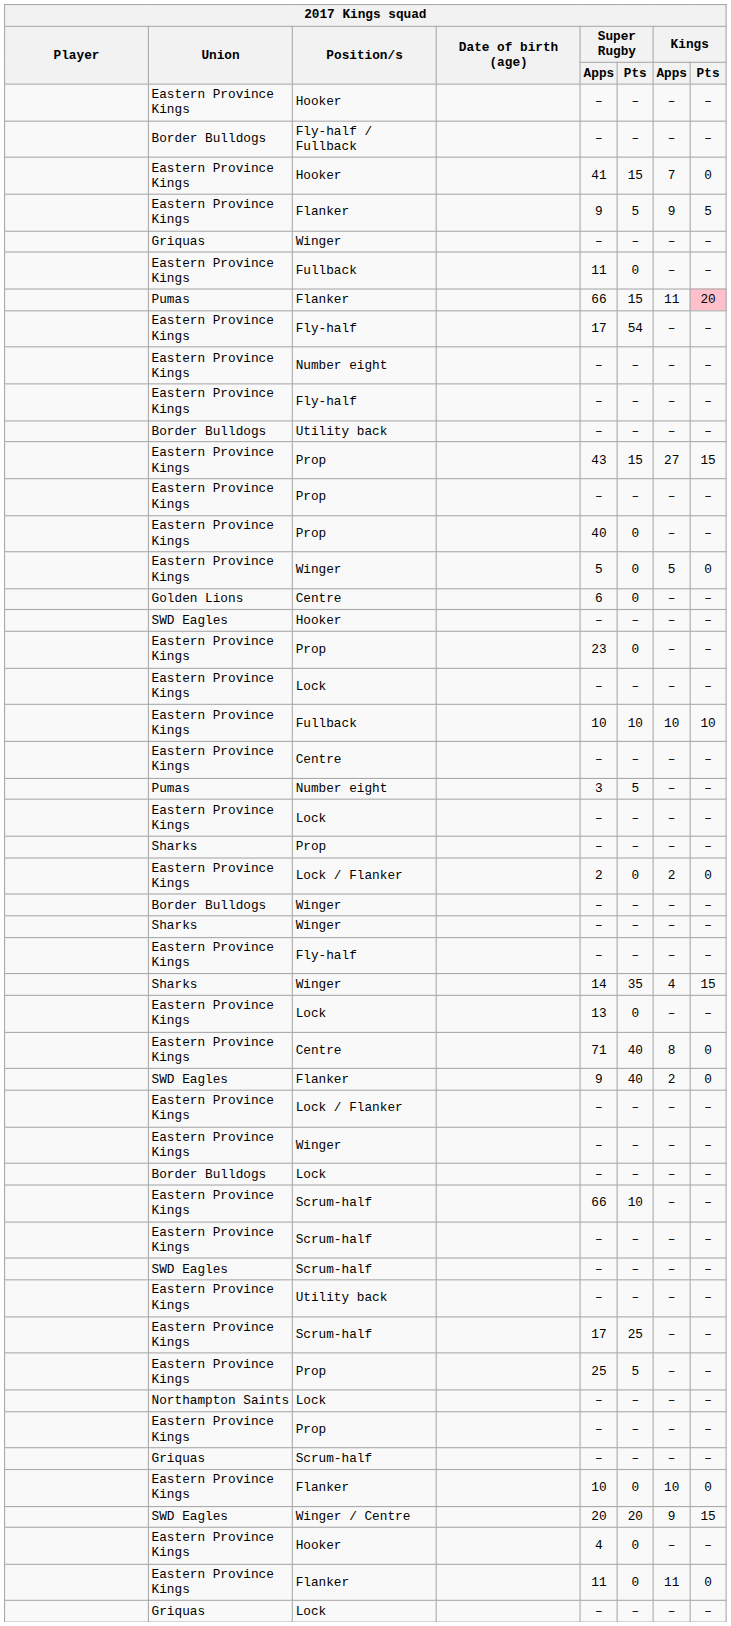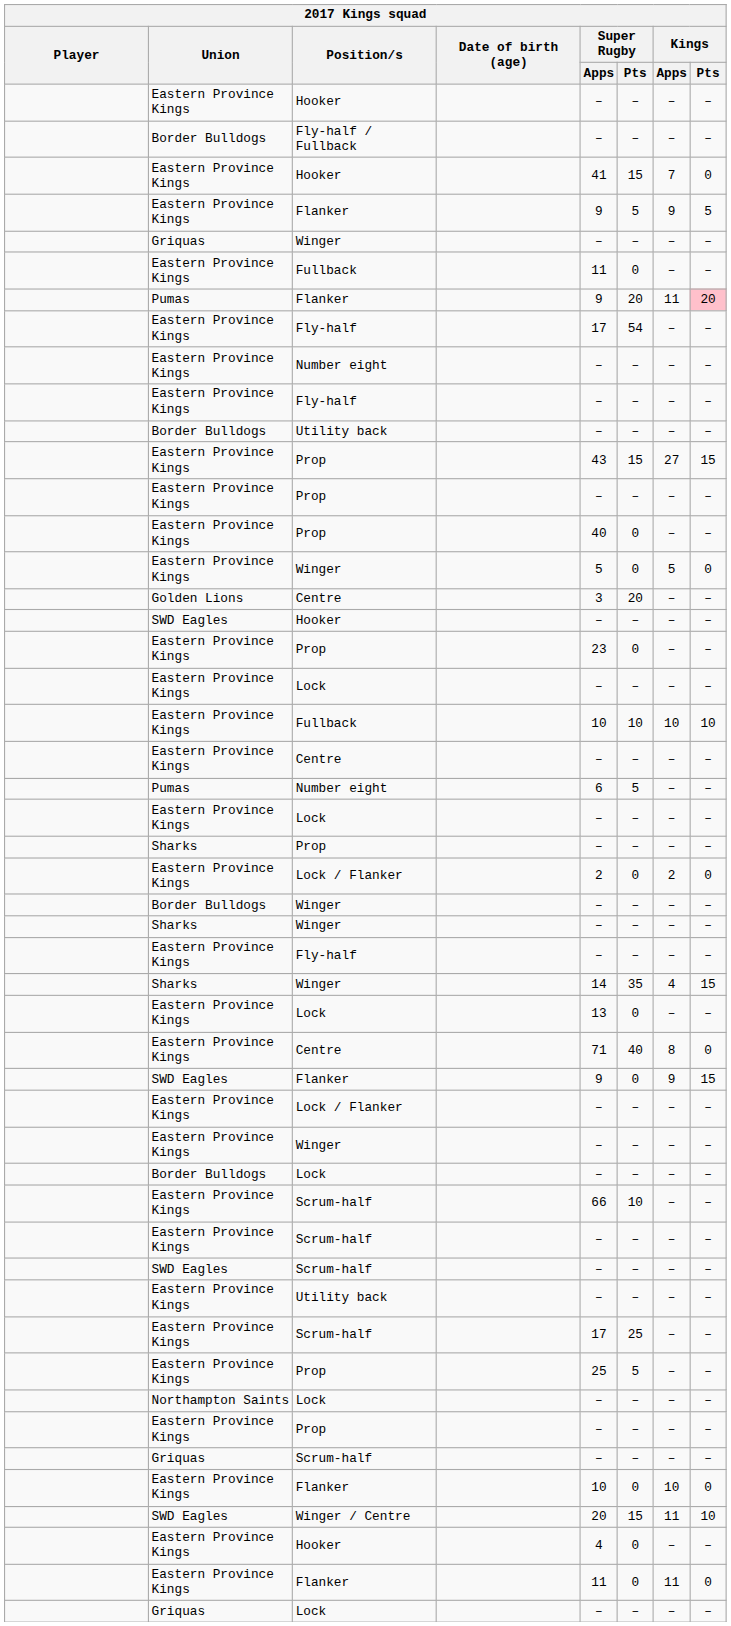(599, 299) 66 -> (599, 299) 9
(635, 299) 15 -> (635, 299) 20
(599, 599) 6 -> (599, 599) 3
(635, 599) 0 -> (635, 599) 20
(599, 789) 3 -> (599, 789) 6
(635, 1079) 40 -> (635, 1079) 0
(672, 1079) 2 -> (672, 1079) 9
(708, 1079) 0 -> (708, 1079) 15
(635, 1516) 20 -> (635, 1516) 15
(672, 1516) 9 -> (672, 1516) 11
(708, 1516) 15 -> (708, 1516) 10
